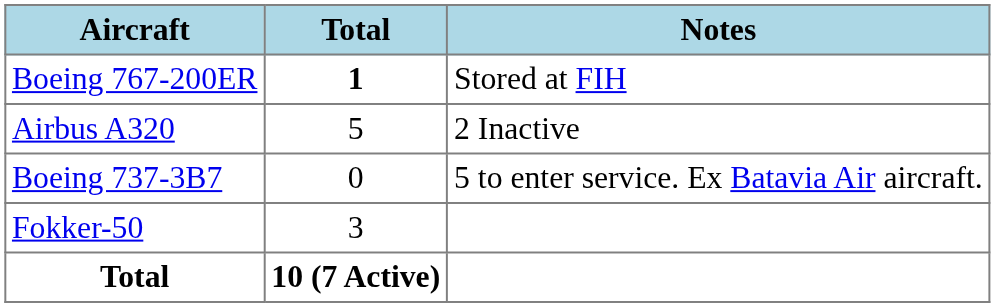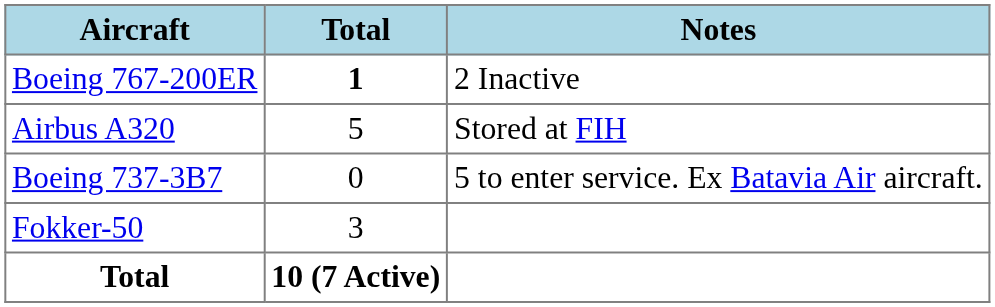(540, 78) Stored at FIH -> (517, 78) 2 Inactive
(517, 128) 2 Inactive -> (540, 128) Stored at FIH
